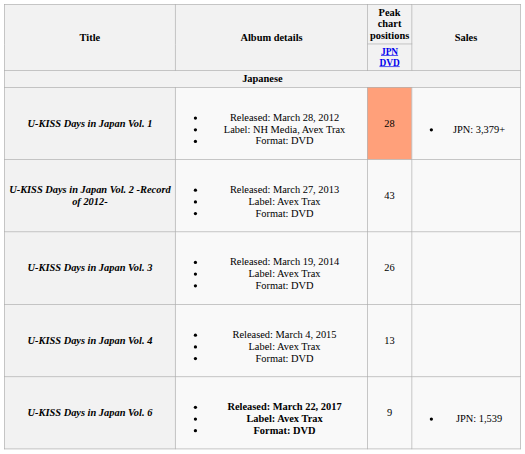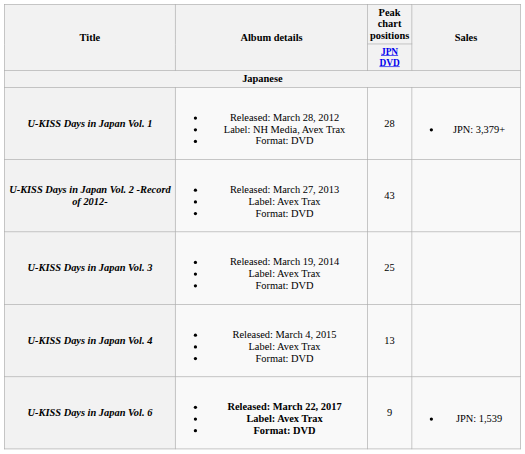(390, 123) lightsalmon background -> (390, 123) no background
(390, 268) 26 -> (390, 268) 25
